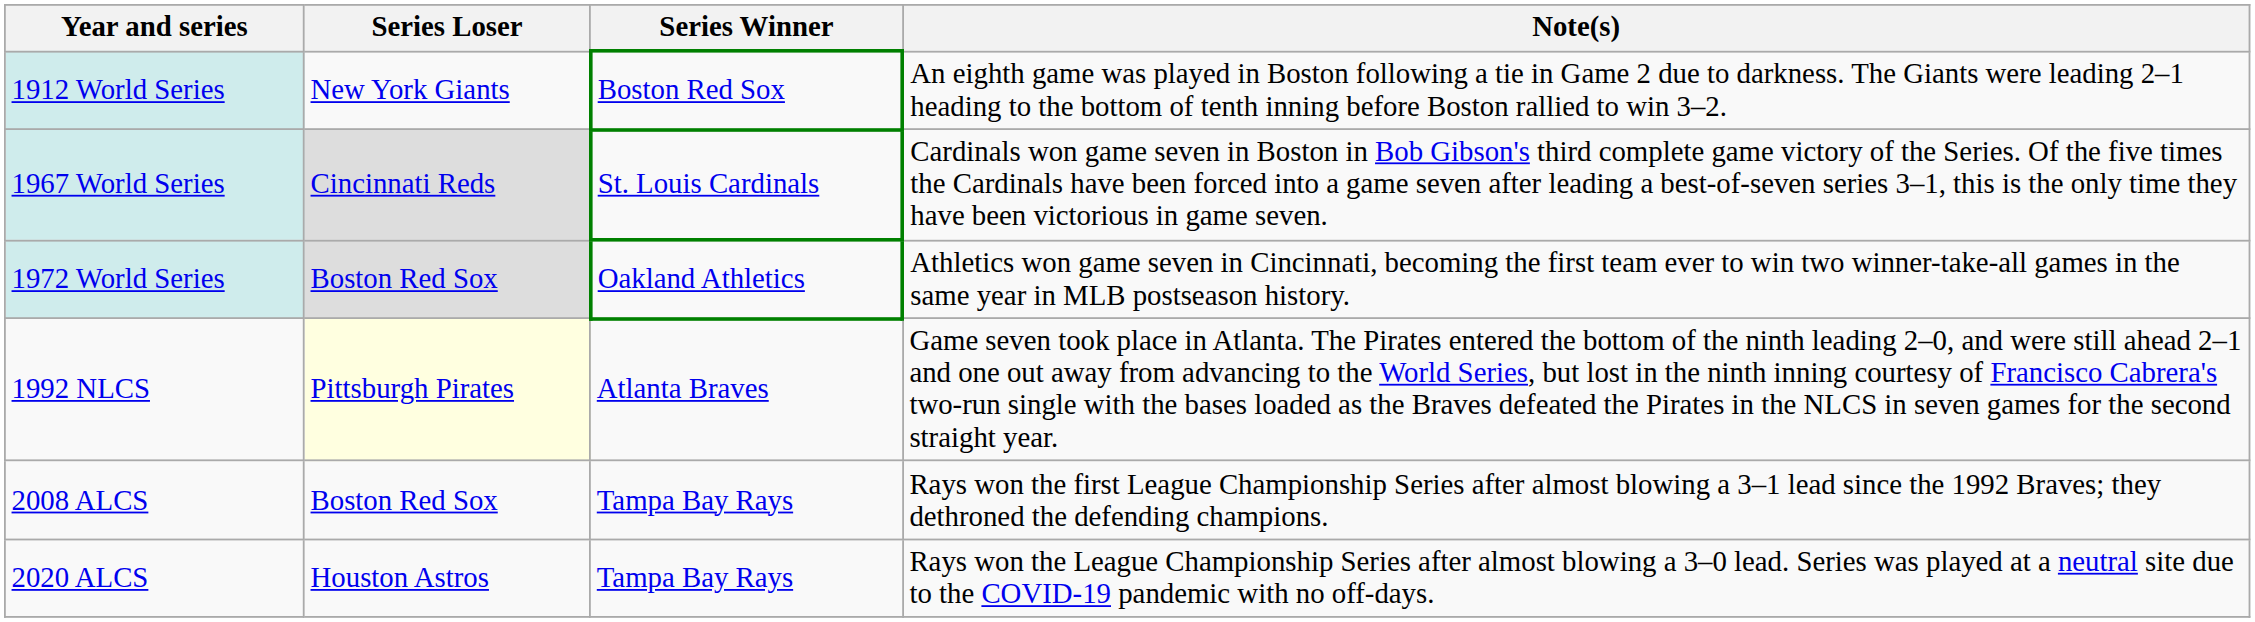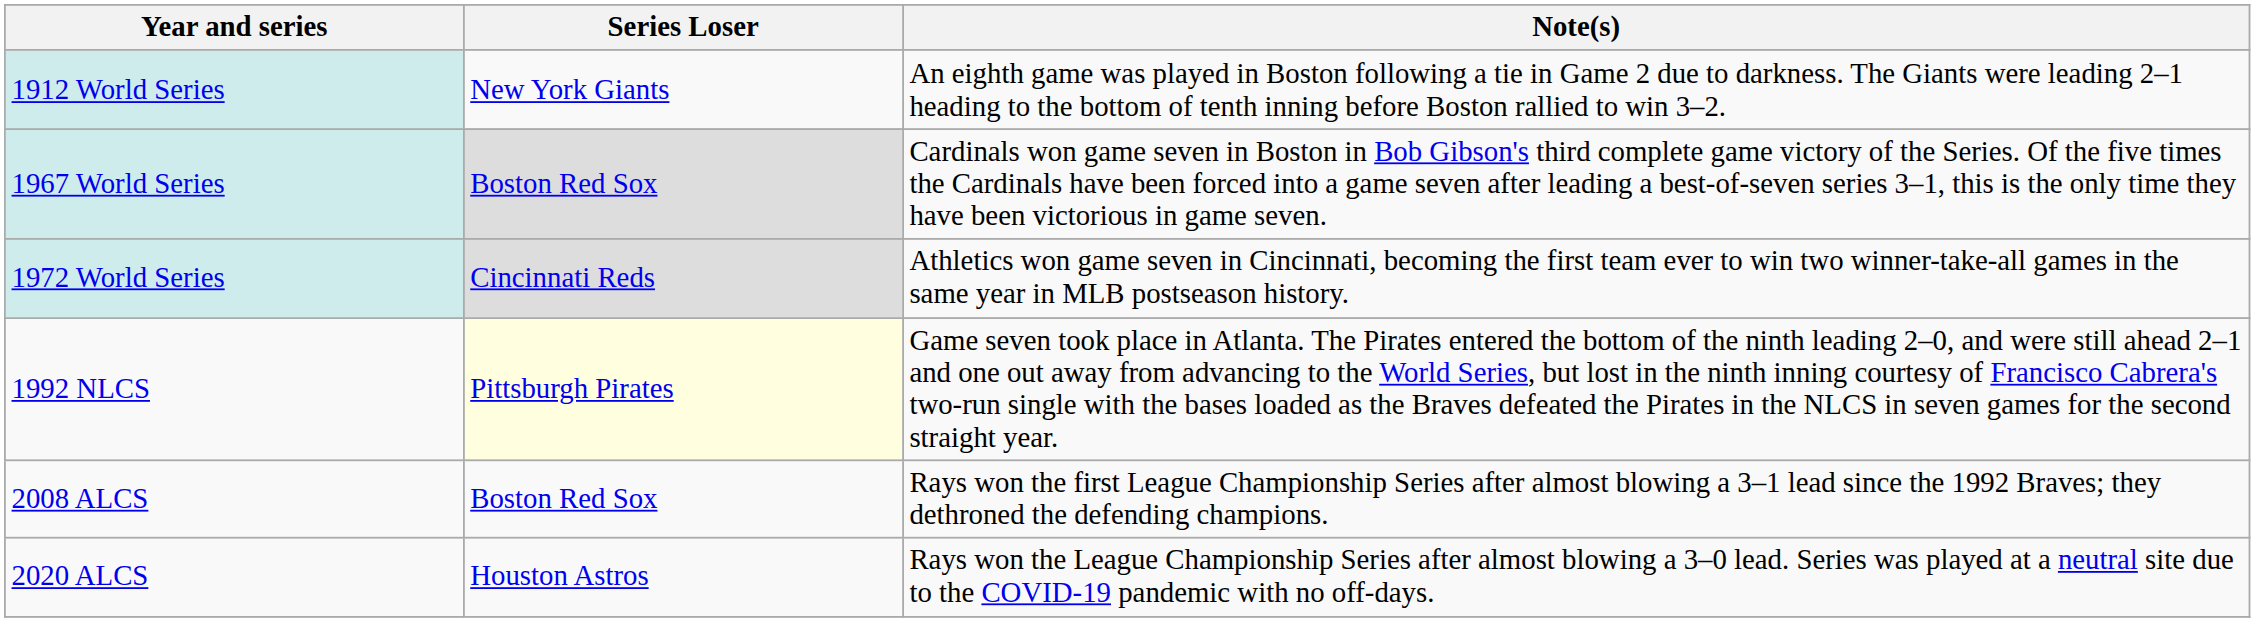- column: (746, 27)
(403, 184) Cincinnati Reds -> (564, 183) Boston Red Sox
(404, 278) Boston Red Sox -> (563, 277) Cincinnati Reds
